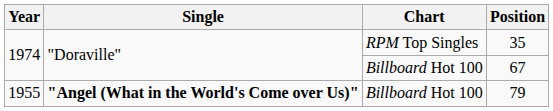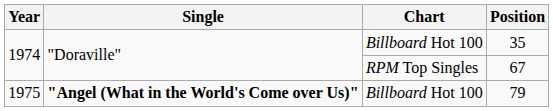(422, 42) RPM Top Singles -> (424, 42) Billboard Hot 100
(424, 67) Billboard Hot 100 -> (422, 67) RPM Top Singles
(24, 93) 1955 -> (24, 93) 1975
